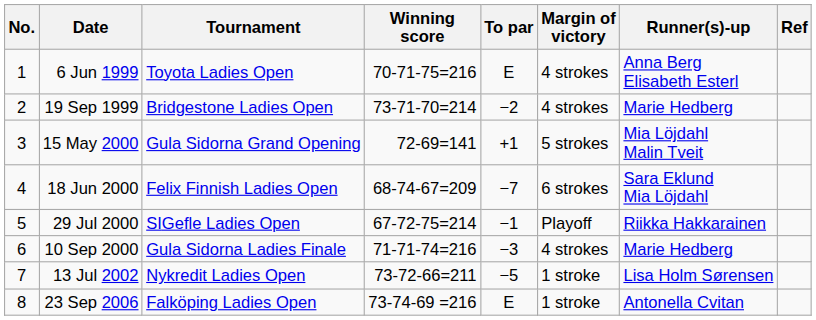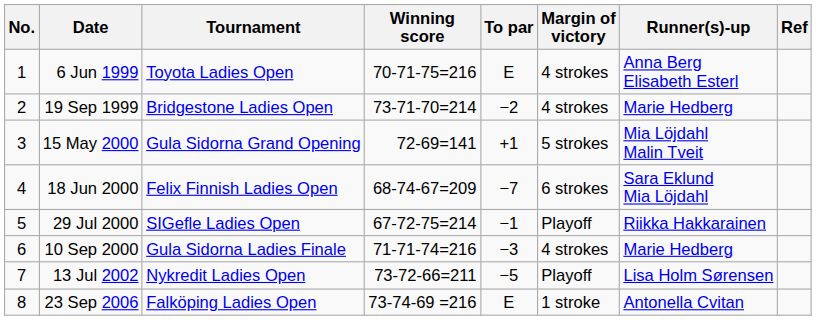(571, 276) 1 stroke -> (566, 276) Playoff
